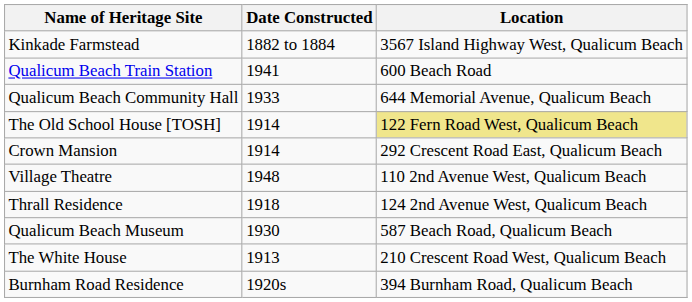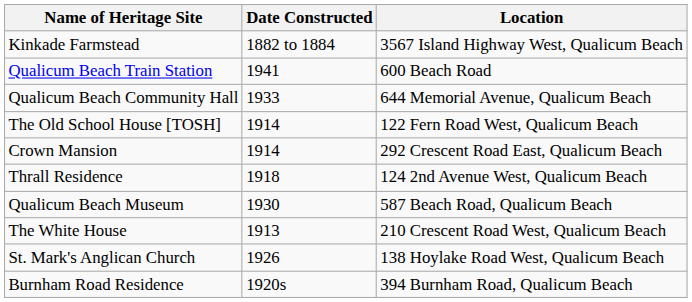(509, 124) khaki background -> (509, 124) no background
- row: (60, 177)
+ row: (102, 257)
